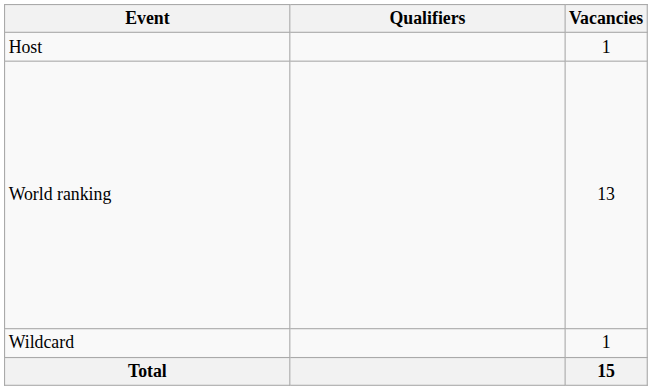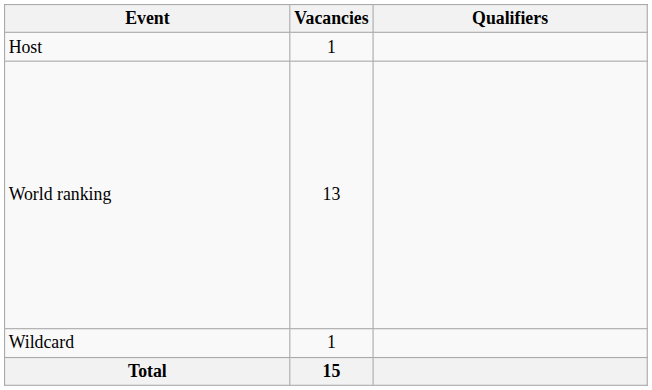columns swapped: (606, 18) <-> (428, 18)
